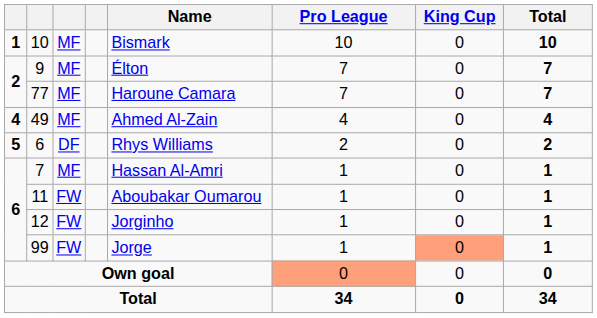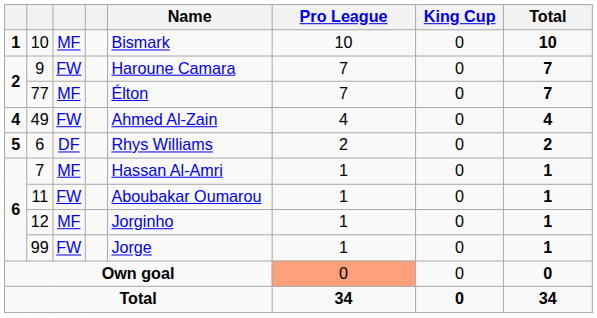(69, 68) MF -> (69, 68) FW
(130, 68) Élton -> (173, 68) Haroune Camara
(173, 94) Haroune Camara -> (130, 94) Élton
(69, 119) MF -> (69, 119) FW
(69, 222) FW -> (69, 222) MF
(460, 247) lightsalmon background -> (460, 247) no background
